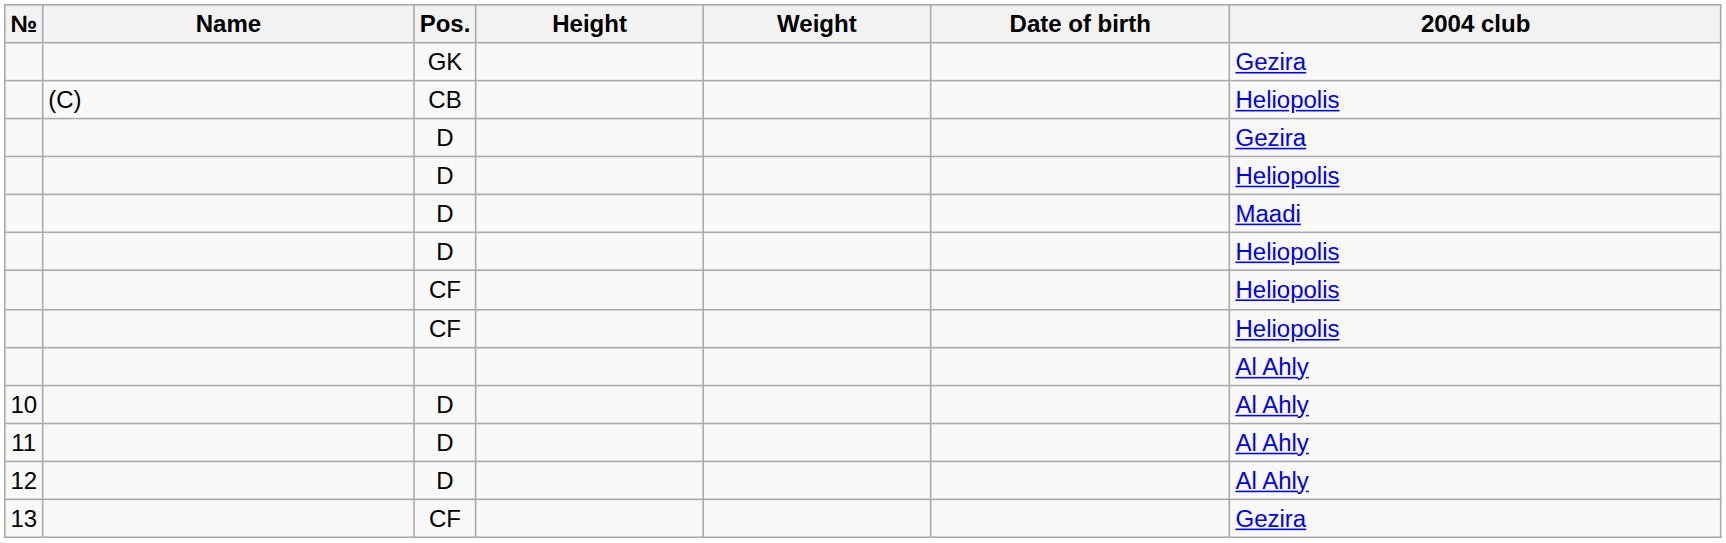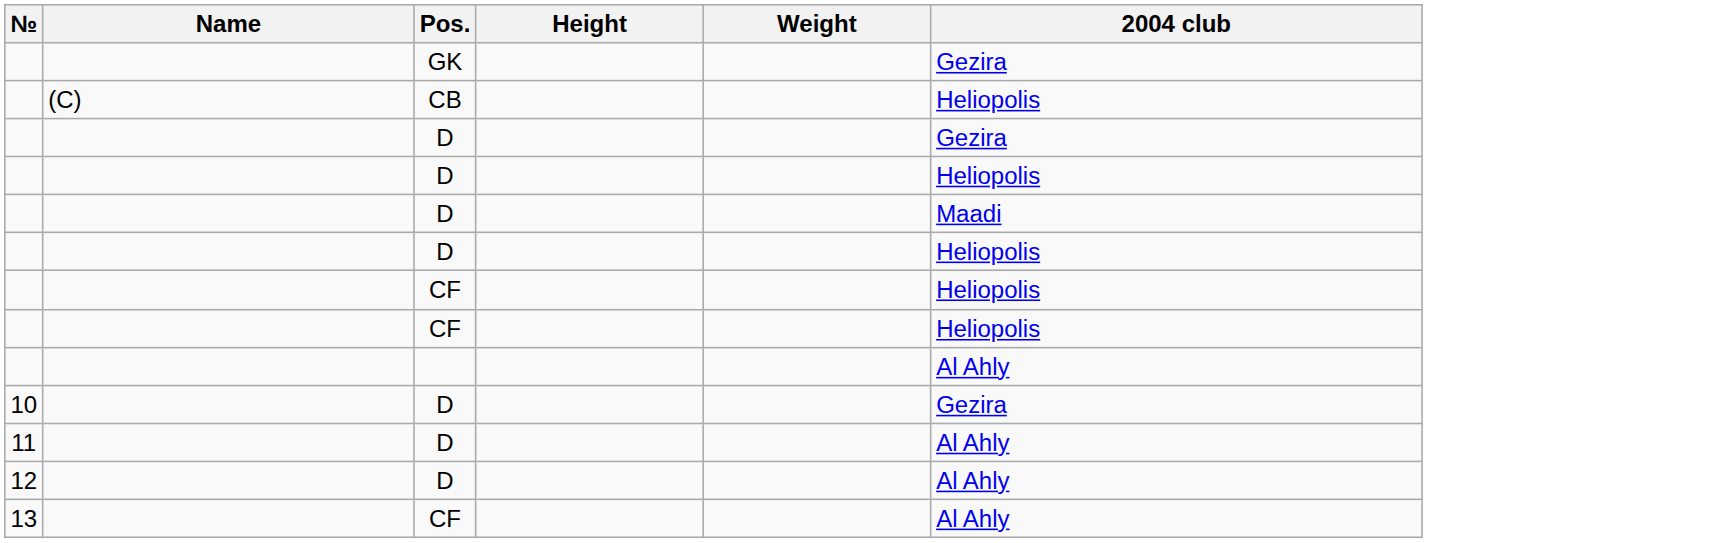- column: (1080, 24)
(1272, 404) Al Ahly -> (971, 404) Gezira
(1271, 518) Gezira -> (973, 518) Al Ahly
